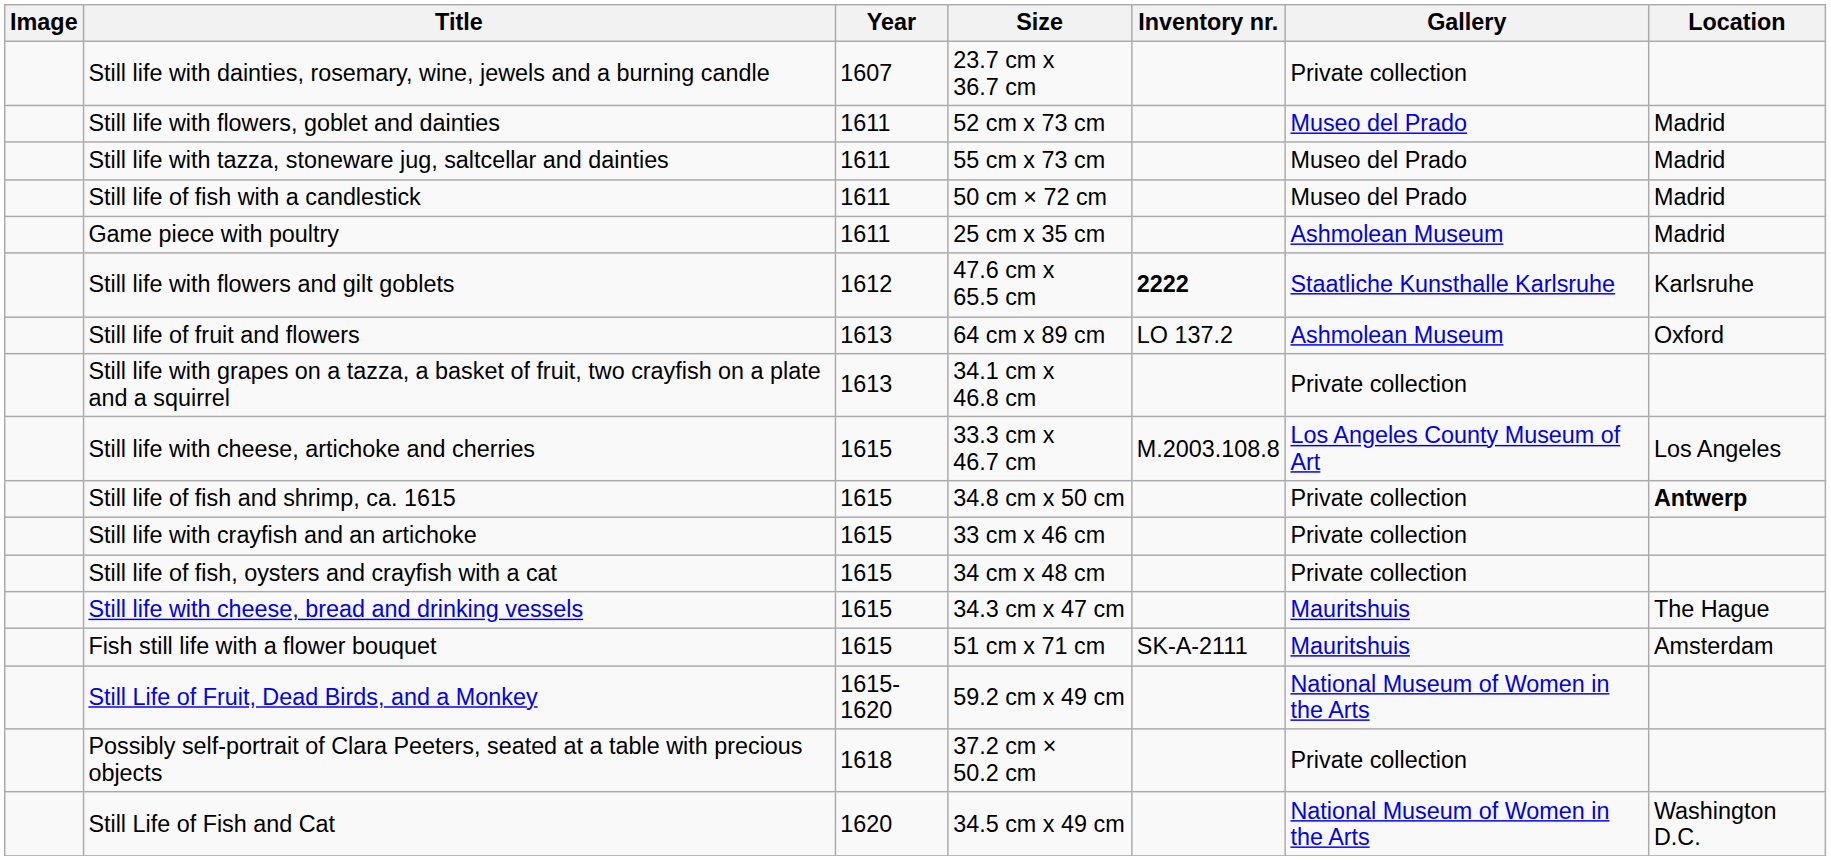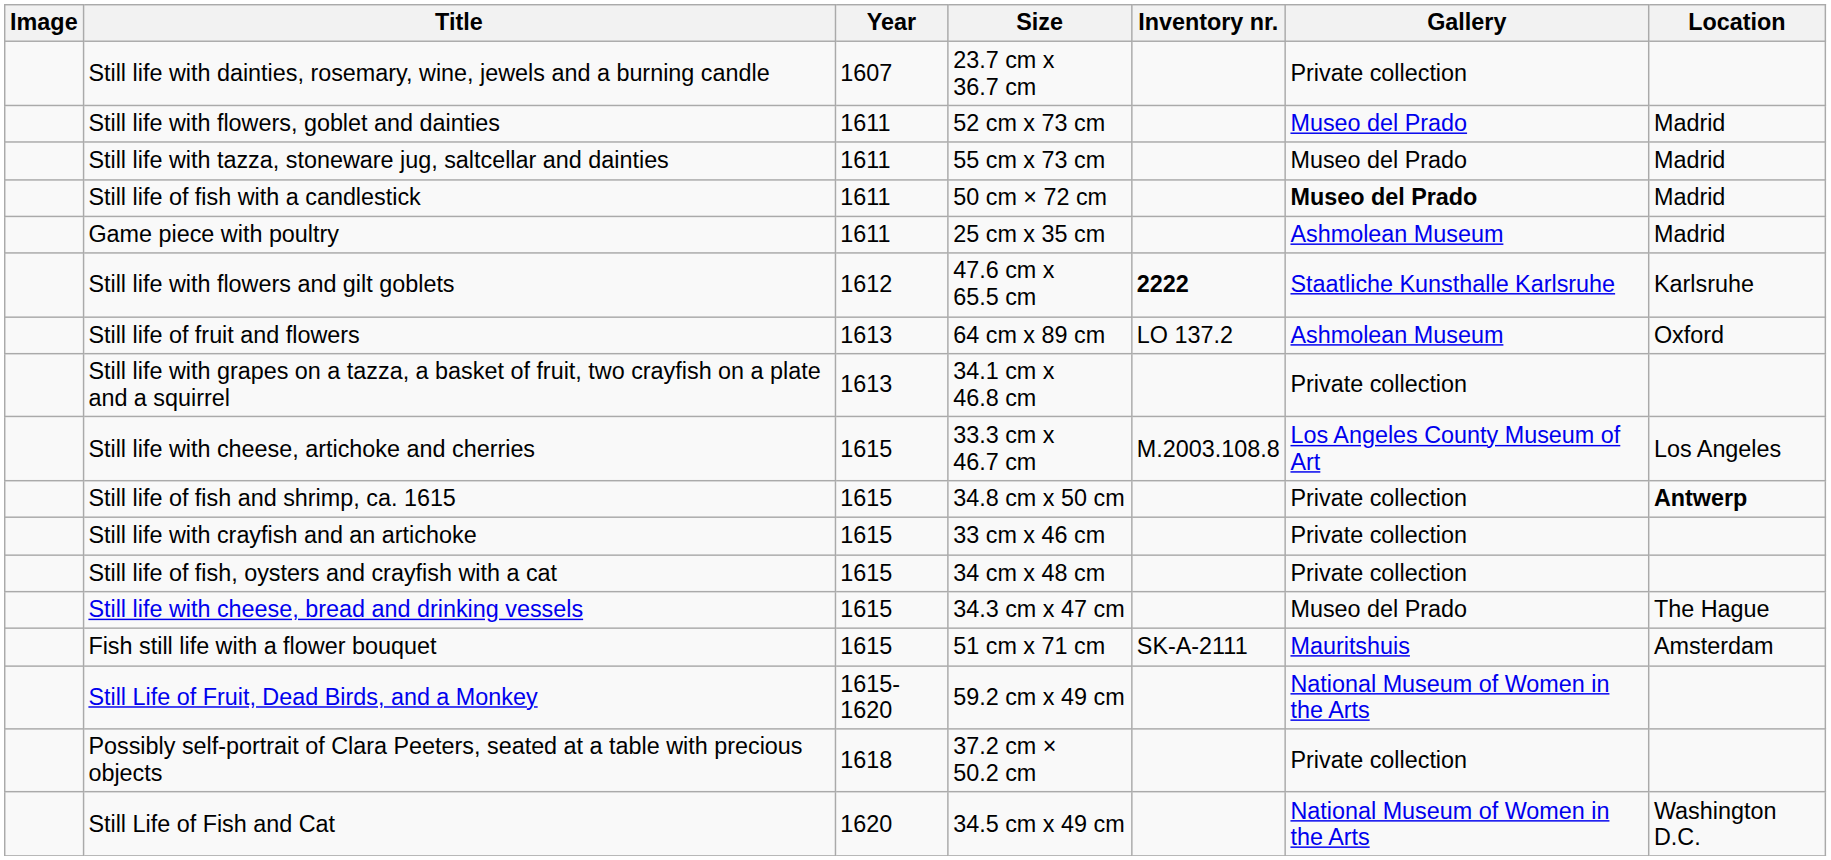(1379, 197) normal -> (1384, 197) bold
(1350, 609) Mauritshuis -> (1379, 609) Museo del Prado
